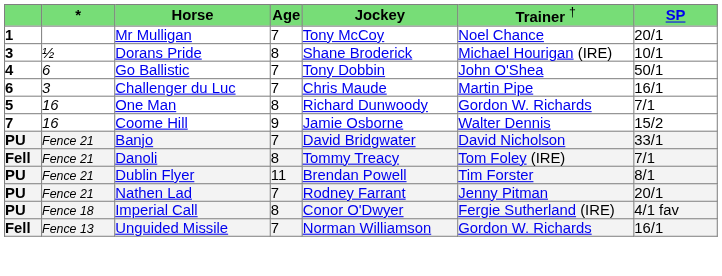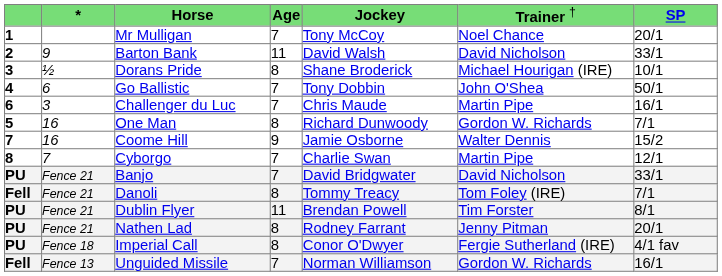+ row: (156, 52)
+ row: (143, 157)
(275, 192) 7 -> (275, 227) 8
